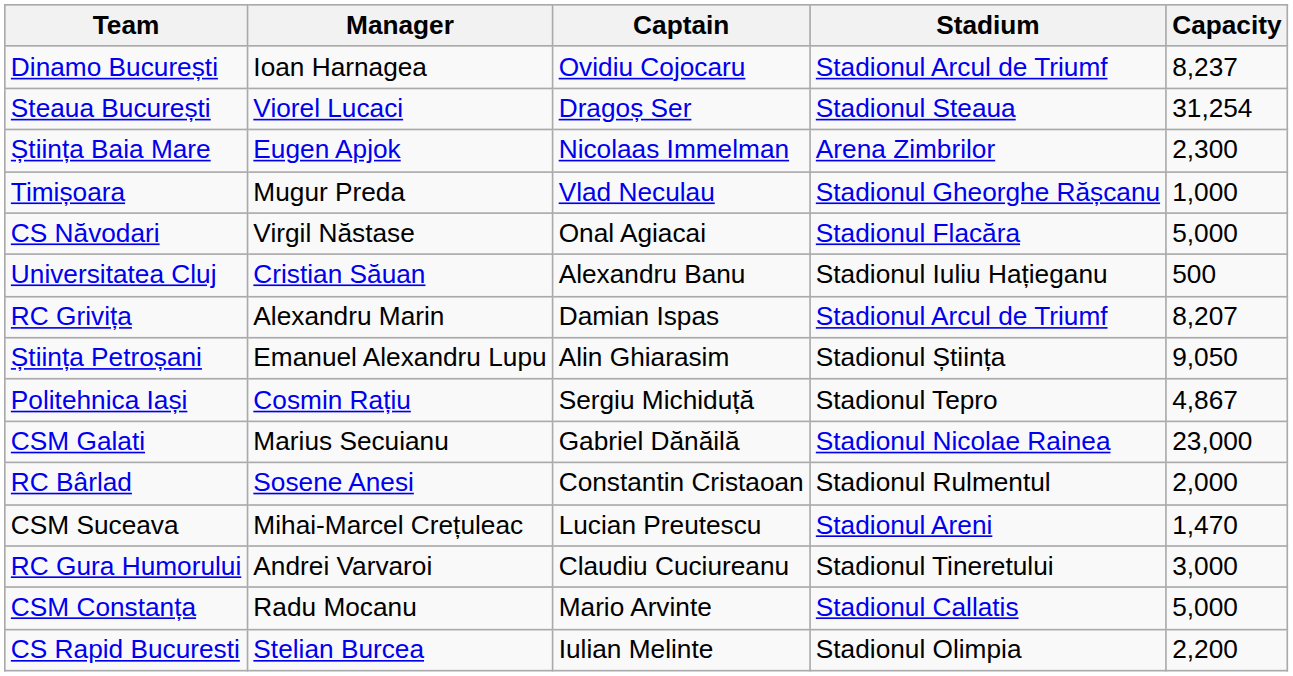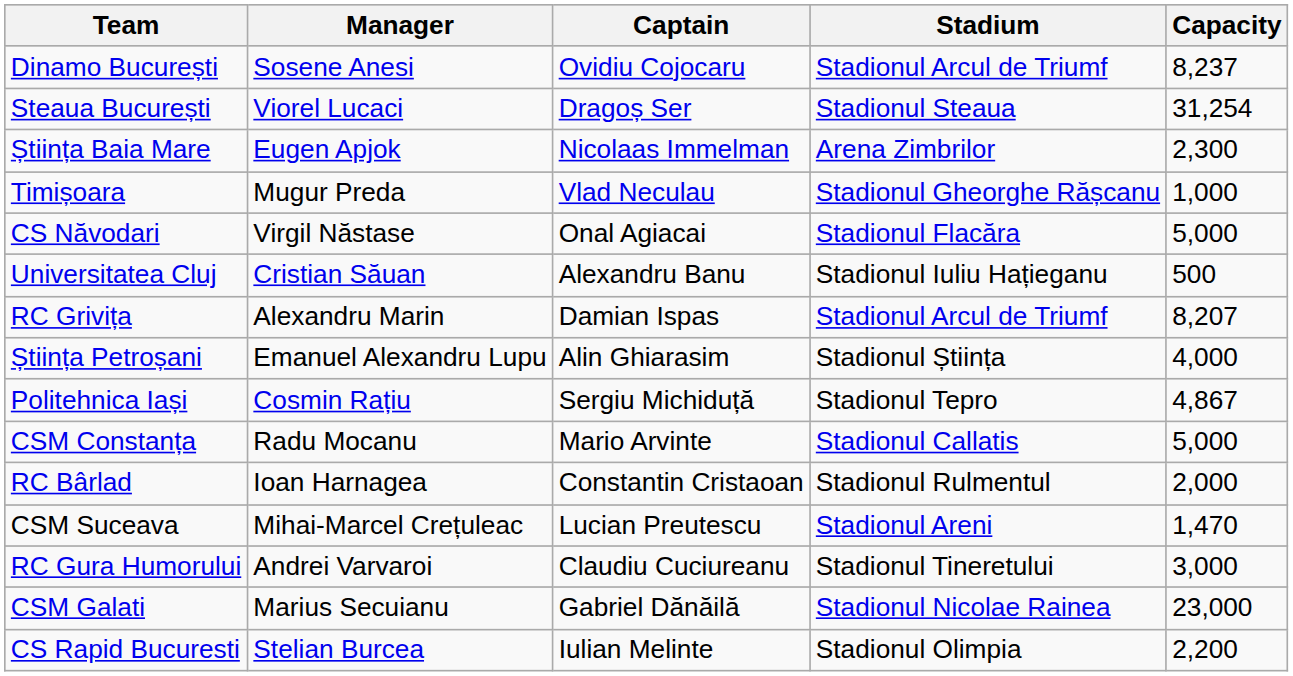(340, 66) Ioan Harnagea -> (334, 66) Sosene Anesi
(1205, 358) 9,050 -> (1205, 358) 4,000
rows swapped: (78, 441) <-> (103, 607)
(334, 483) Sosene Anesi -> (340, 483) Ioan Harnagea
